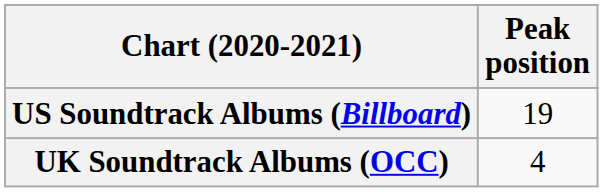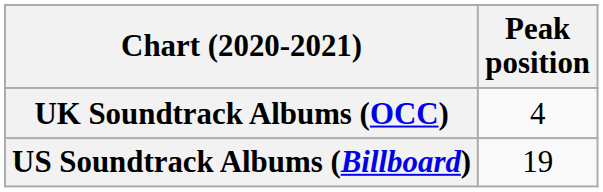rows swapped: (242, 161) <-> (242, 112)
